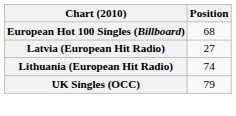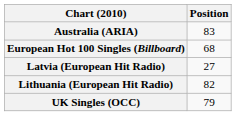+ row: (96, 31)
(209, 66) 74 -> (209, 84) 82
